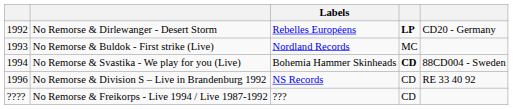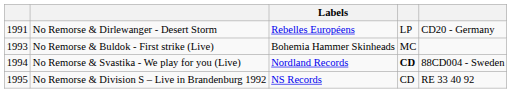(17, 29) 1992 -> (17, 29) 1991
(408, 29) bold -> (406, 29) normal
(311, 46) Nordland Records -> (333, 46) Bohemia Hammer Skinheads
(334, 63) Bohemia Hammer Skinheads -> (310, 63) Nordland Records
(17, 79) 1996 -> (17, 79) 1995
- row: (150, 96)
